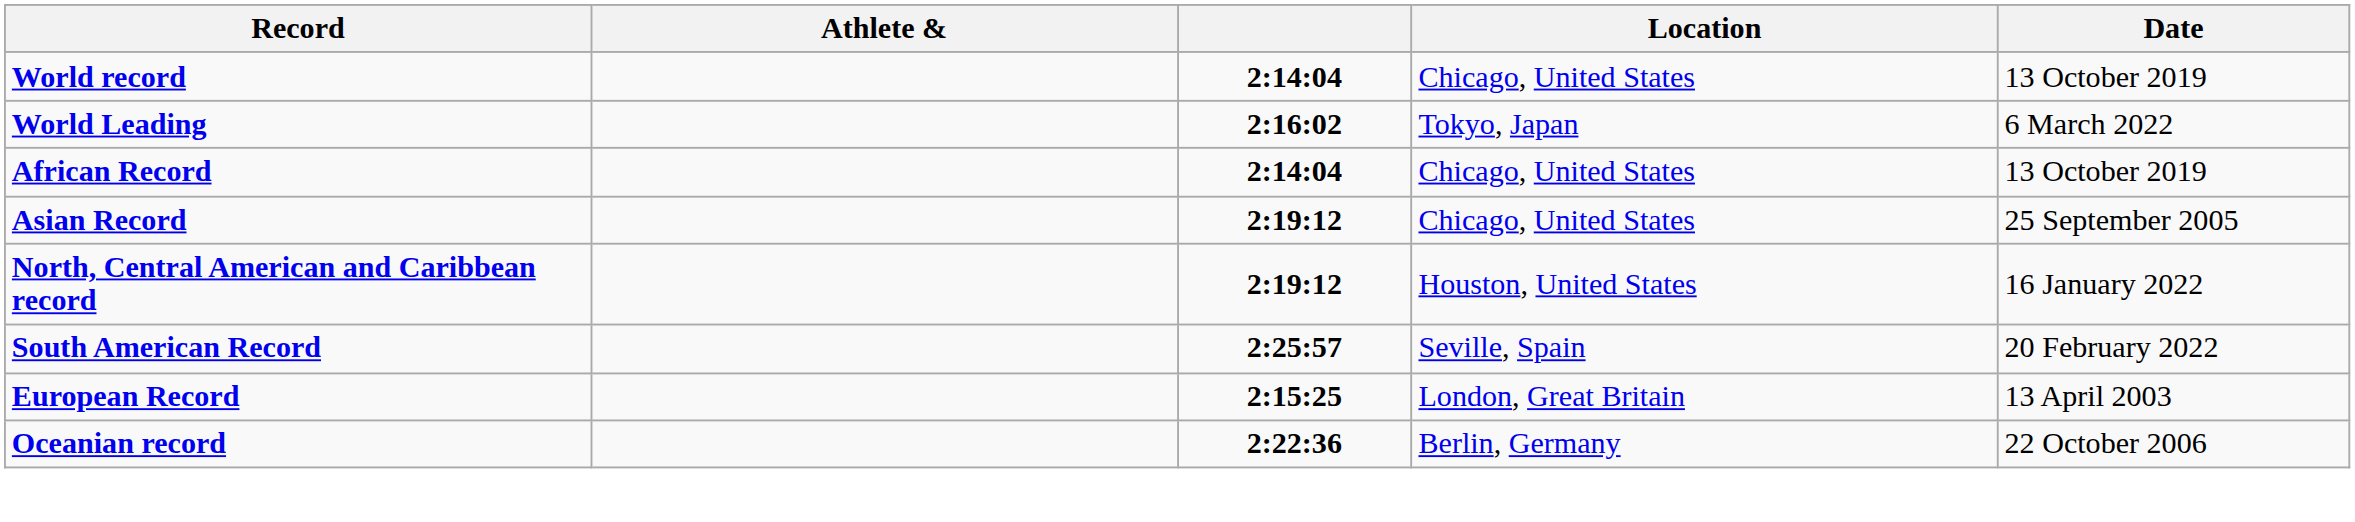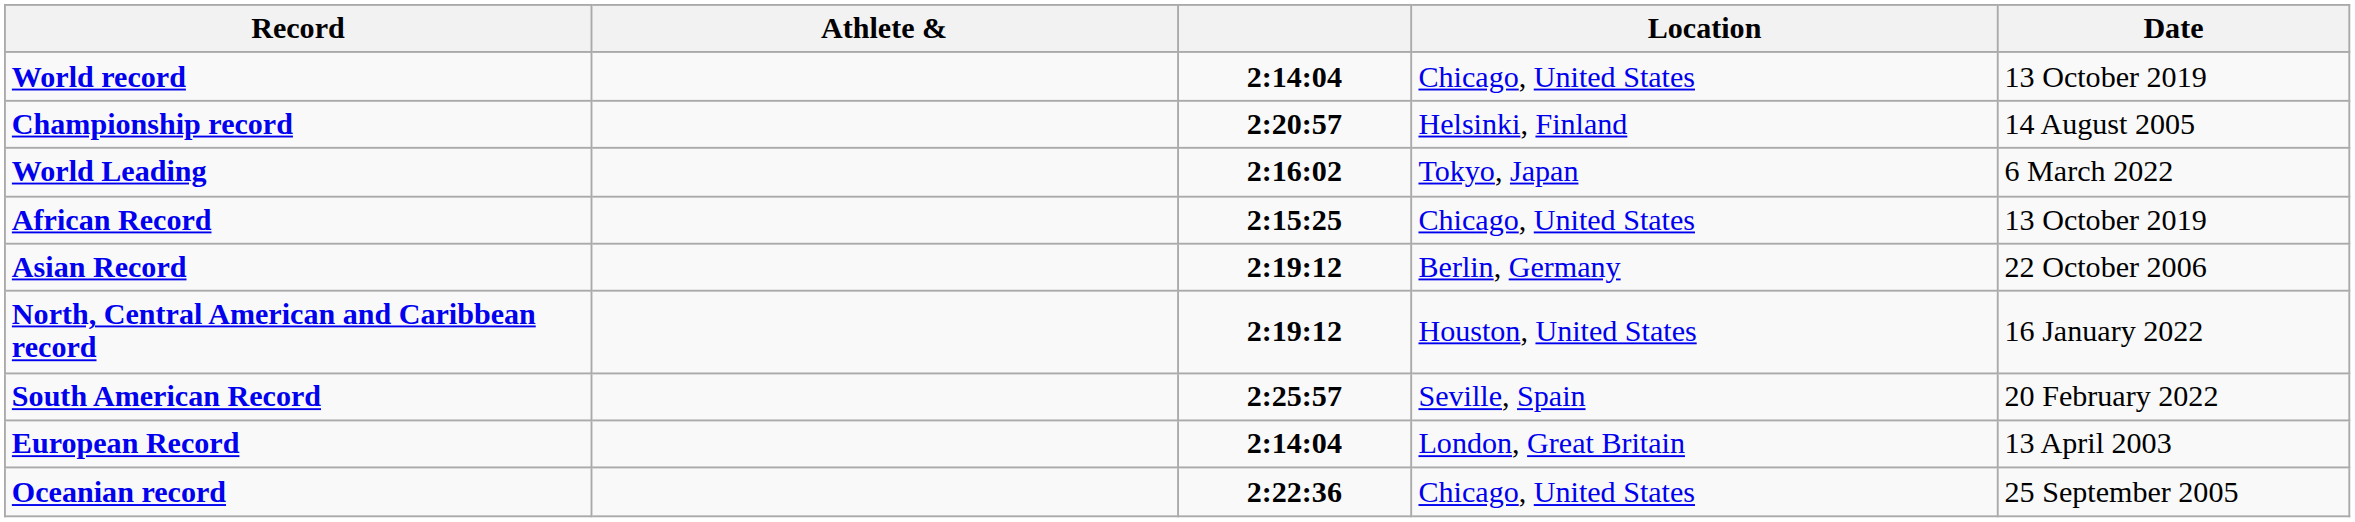+ row: (152, 123)
(1294, 171) 2:14:04 -> (1294, 219) 2:15:25
(1557, 219) Chicago, United States -> (1520, 266) Berlin, Germany
(2122, 219) 25 September 2005 -> (2106, 266) 22 October 2006
(1294, 396) 2:15:25 -> (1294, 443) 2:14:04
(1520, 443) Berlin, Germany -> (1557, 491) Chicago, United States
(2106, 443) 22 October 2006 -> (2122, 491) 25 September 2005
